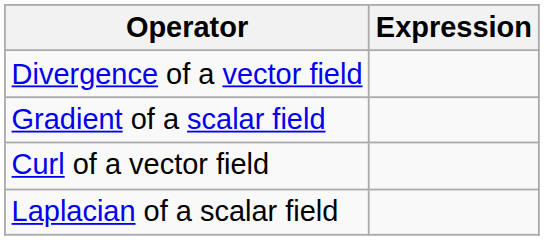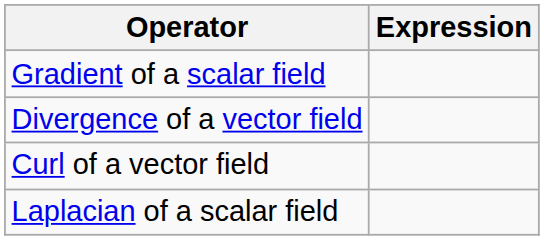rows swapped: (169, 119) <-> (187, 73)
